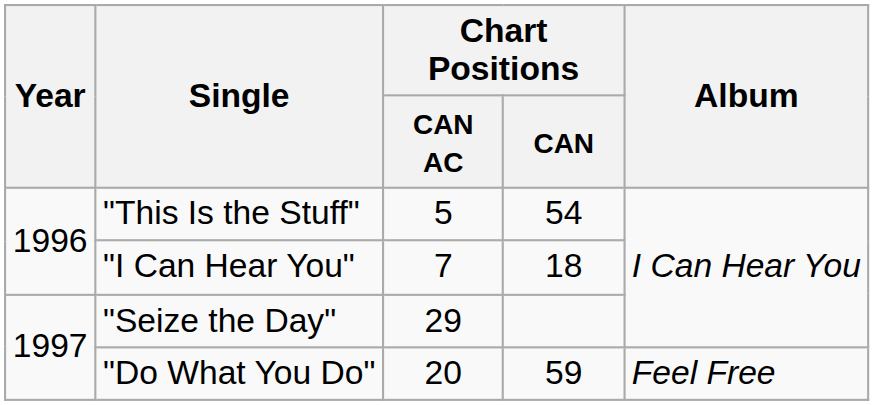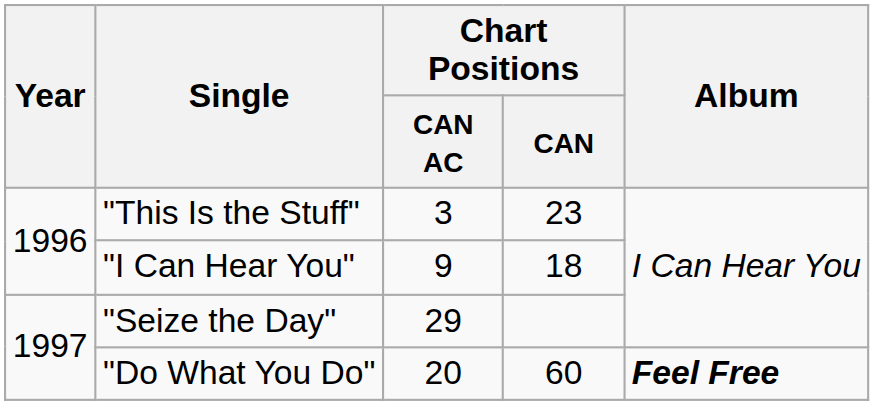(443, 213) 5 -> (443, 213) 3
(564, 213) 54 -> (564, 213) 23
(443, 266) 7 -> (443, 266) 9
(564, 373) 59 -> (564, 373) 60
(704, 373) normal -> (706, 373) bold
